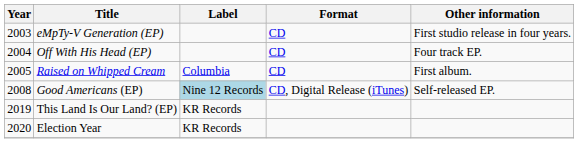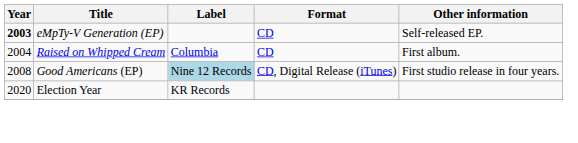(19, 33) normal -> (19, 33) bold
(492, 33) First studio release in four years. -> (443, 33) Self-released EP.
- row: (94, 52)
(19, 71) 2005 -> (19, 52) 2004
(454, 90) Self-released EP. -> (481, 71) First studio release in four years.
- row: (107, 109)
